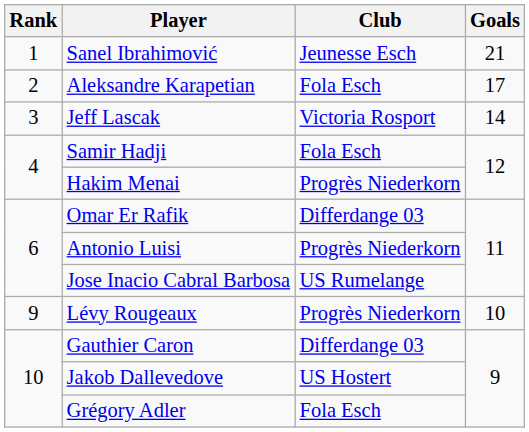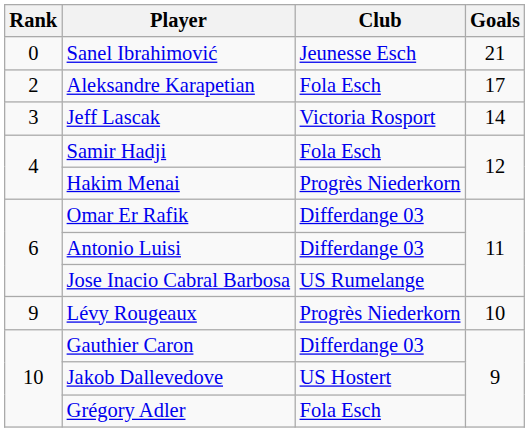(33, 53) 1 -> (33, 53) 0
(380, 248) Progrès Niederkorn -> (362, 248) Differdange 03
